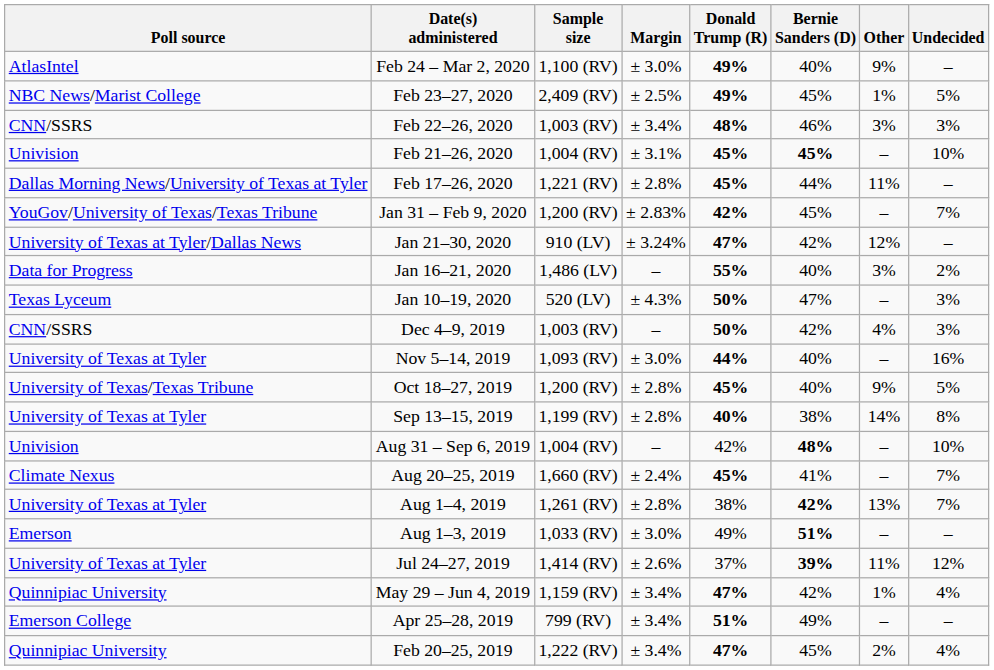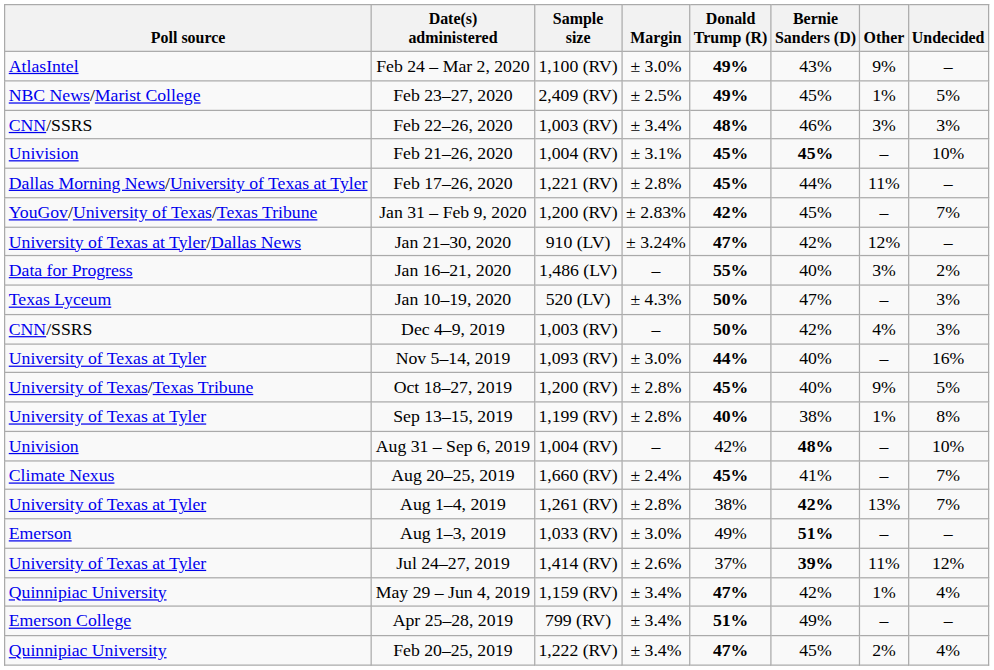(816, 66) 40% -> (816, 66) 43%
(884, 416) 14% -> (884, 416) 1%
